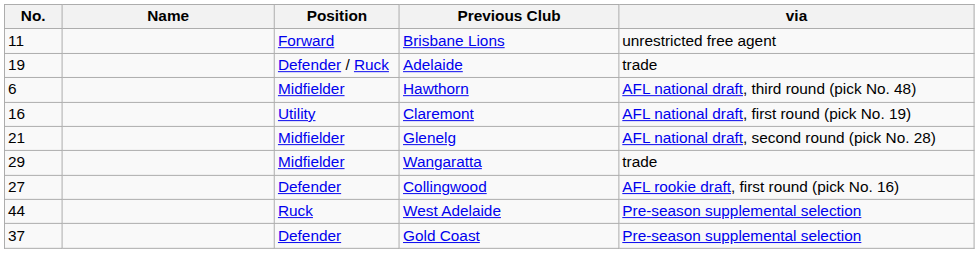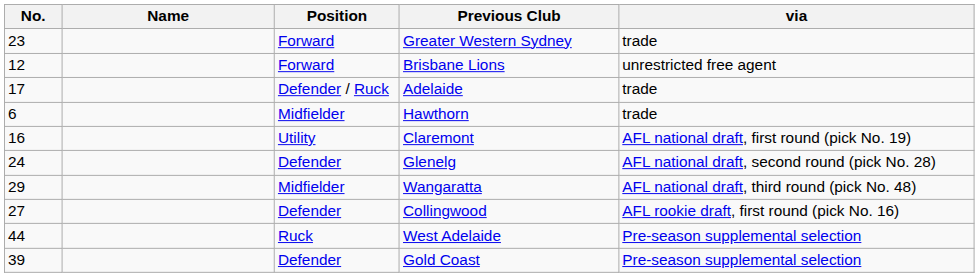+ row: (487, 41)
(16, 41) 11 -> (17, 65) 12
(17, 65) 19 -> (17, 89) 17
(769, 89) AFL national draft, third round (pick No. 48) -> (640, 114) trade
(17, 138) 21 -> (17, 162) 24
(311, 138) Midfielder -> (310, 162) Defender
(640, 162) trade -> (769, 187) AFL national draft, third round (pick No. 48)
(17, 235) 37 -> (17, 260) 39
